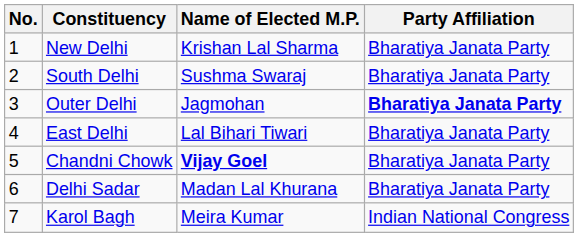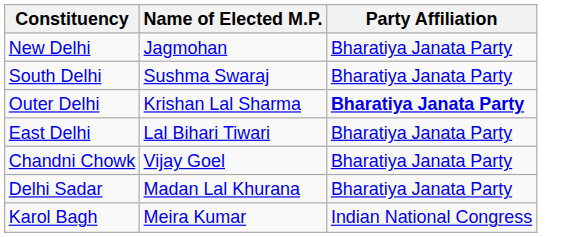- column: (23, 19)
(260, 47) Krishan Lal Sharma -> (185, 47) Jagmohan
(223, 104) Jagmohan -> (222, 104) Krishan Lal Sharma
(224, 161) bold -> (184, 161) normal
